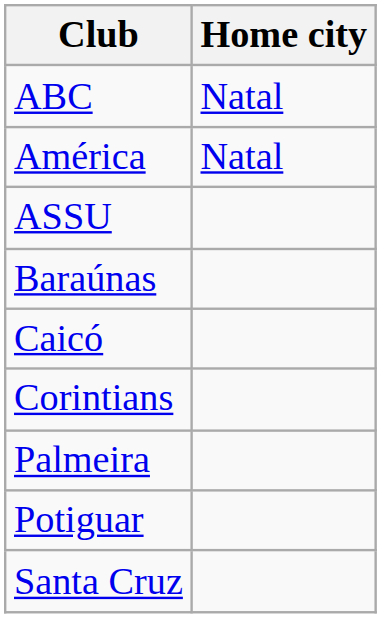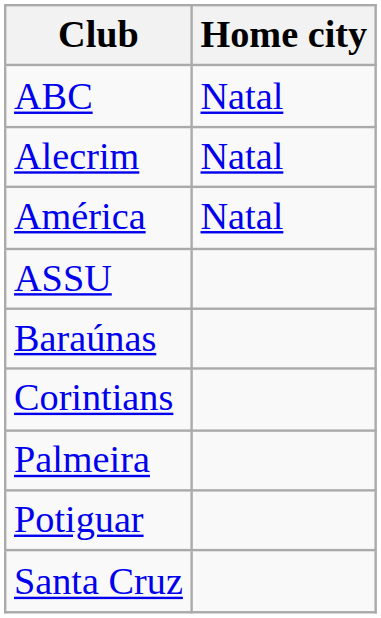+ row: (77, 156)
- row: (59, 338)
